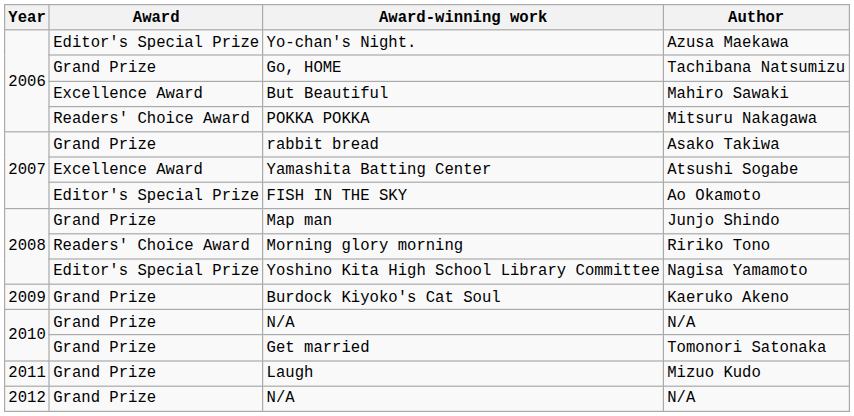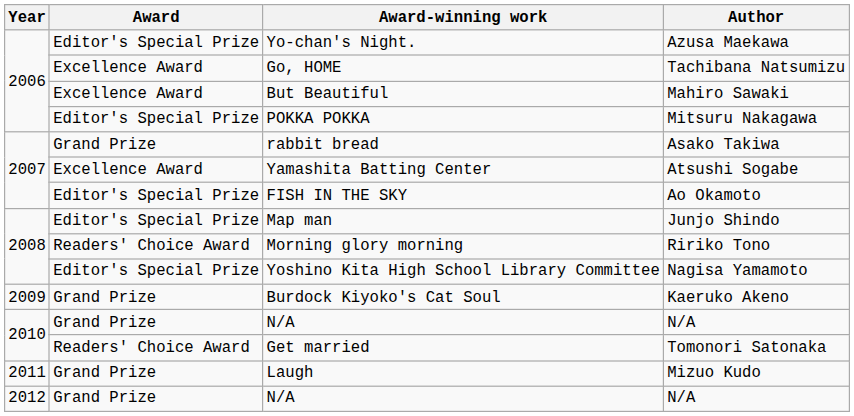(105, 68) Grand Prize -> (128, 68) Excellence Award
(151, 119) Readers' Choice Award -> (156, 119) Editor's Special Prize
(105, 221) Grand Prize -> (156, 221) Editor's Special Prize
(105, 348) Grand Prize -> (151, 348) Readers' Choice Award
